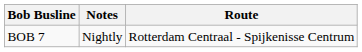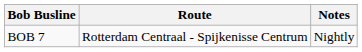columns swapped: (241, 15) <-> (102, 15)
